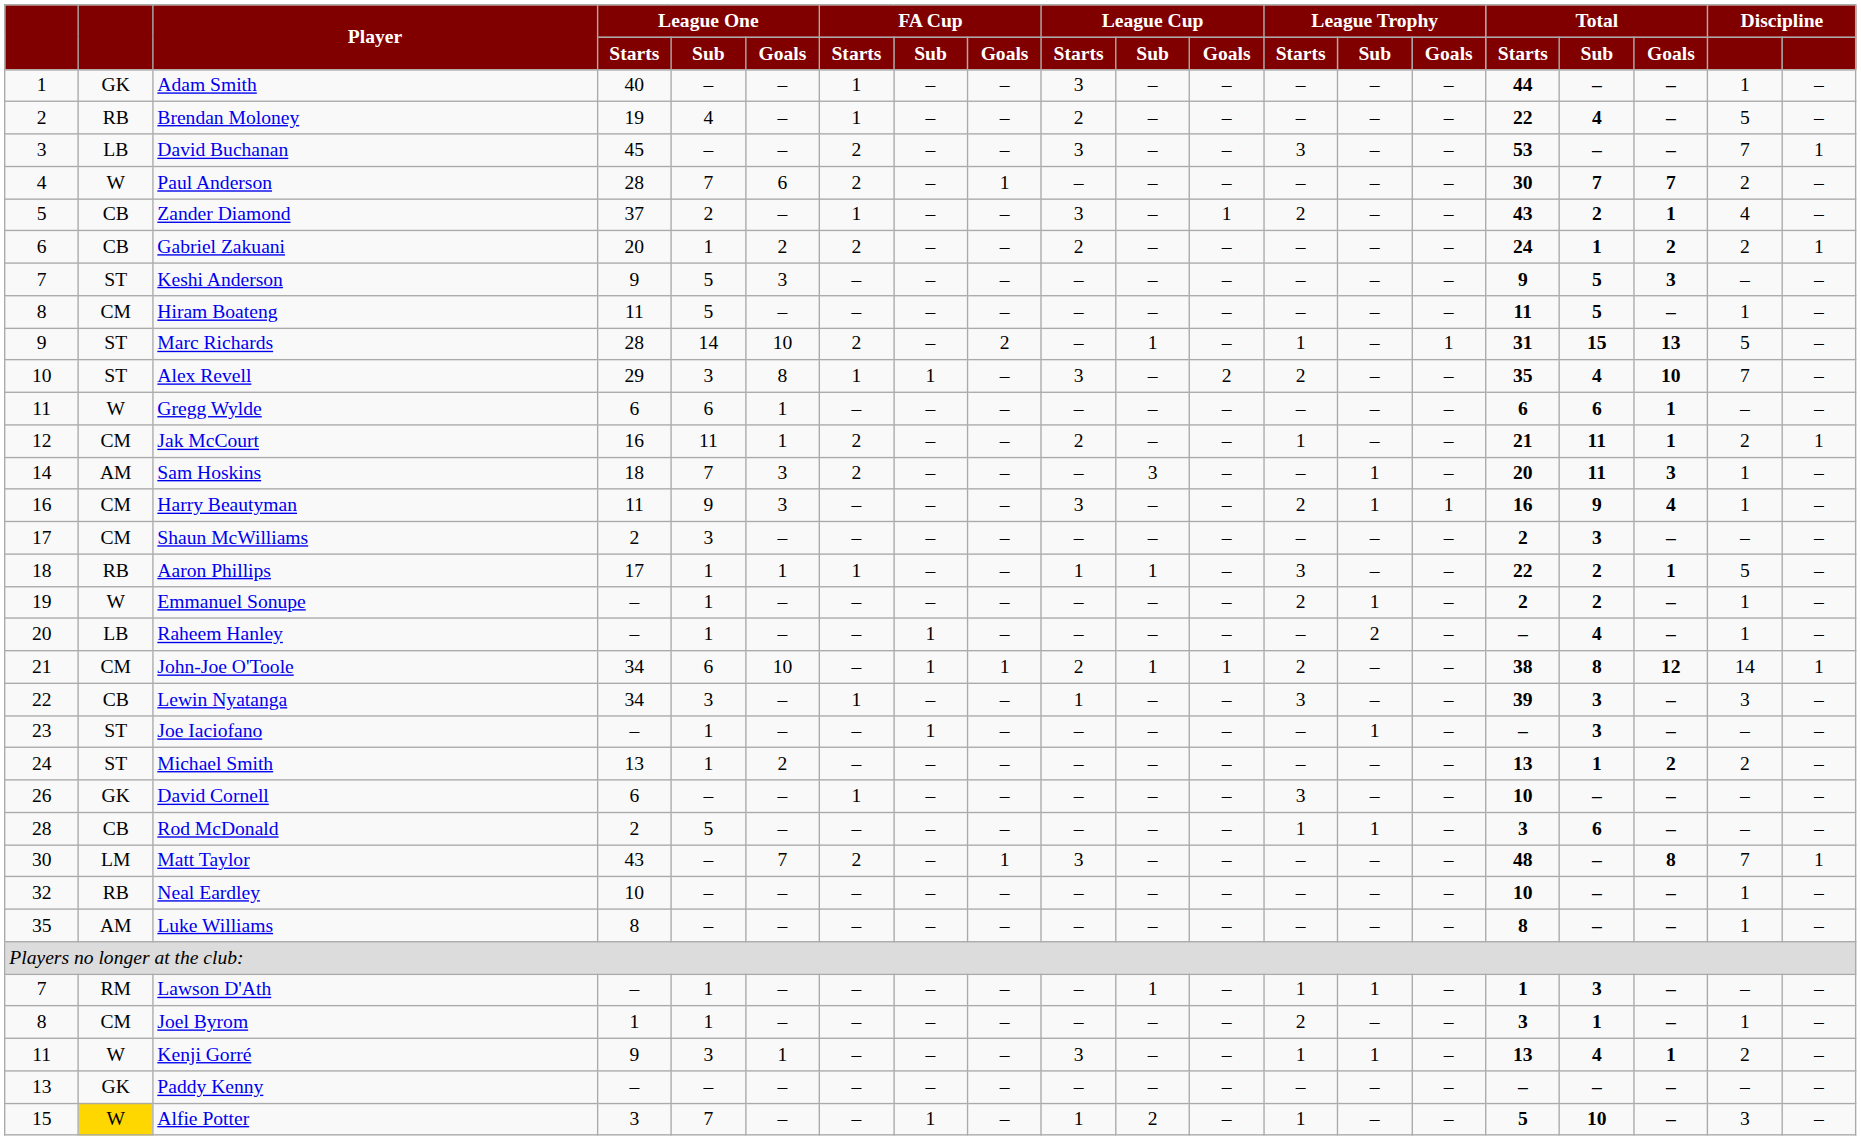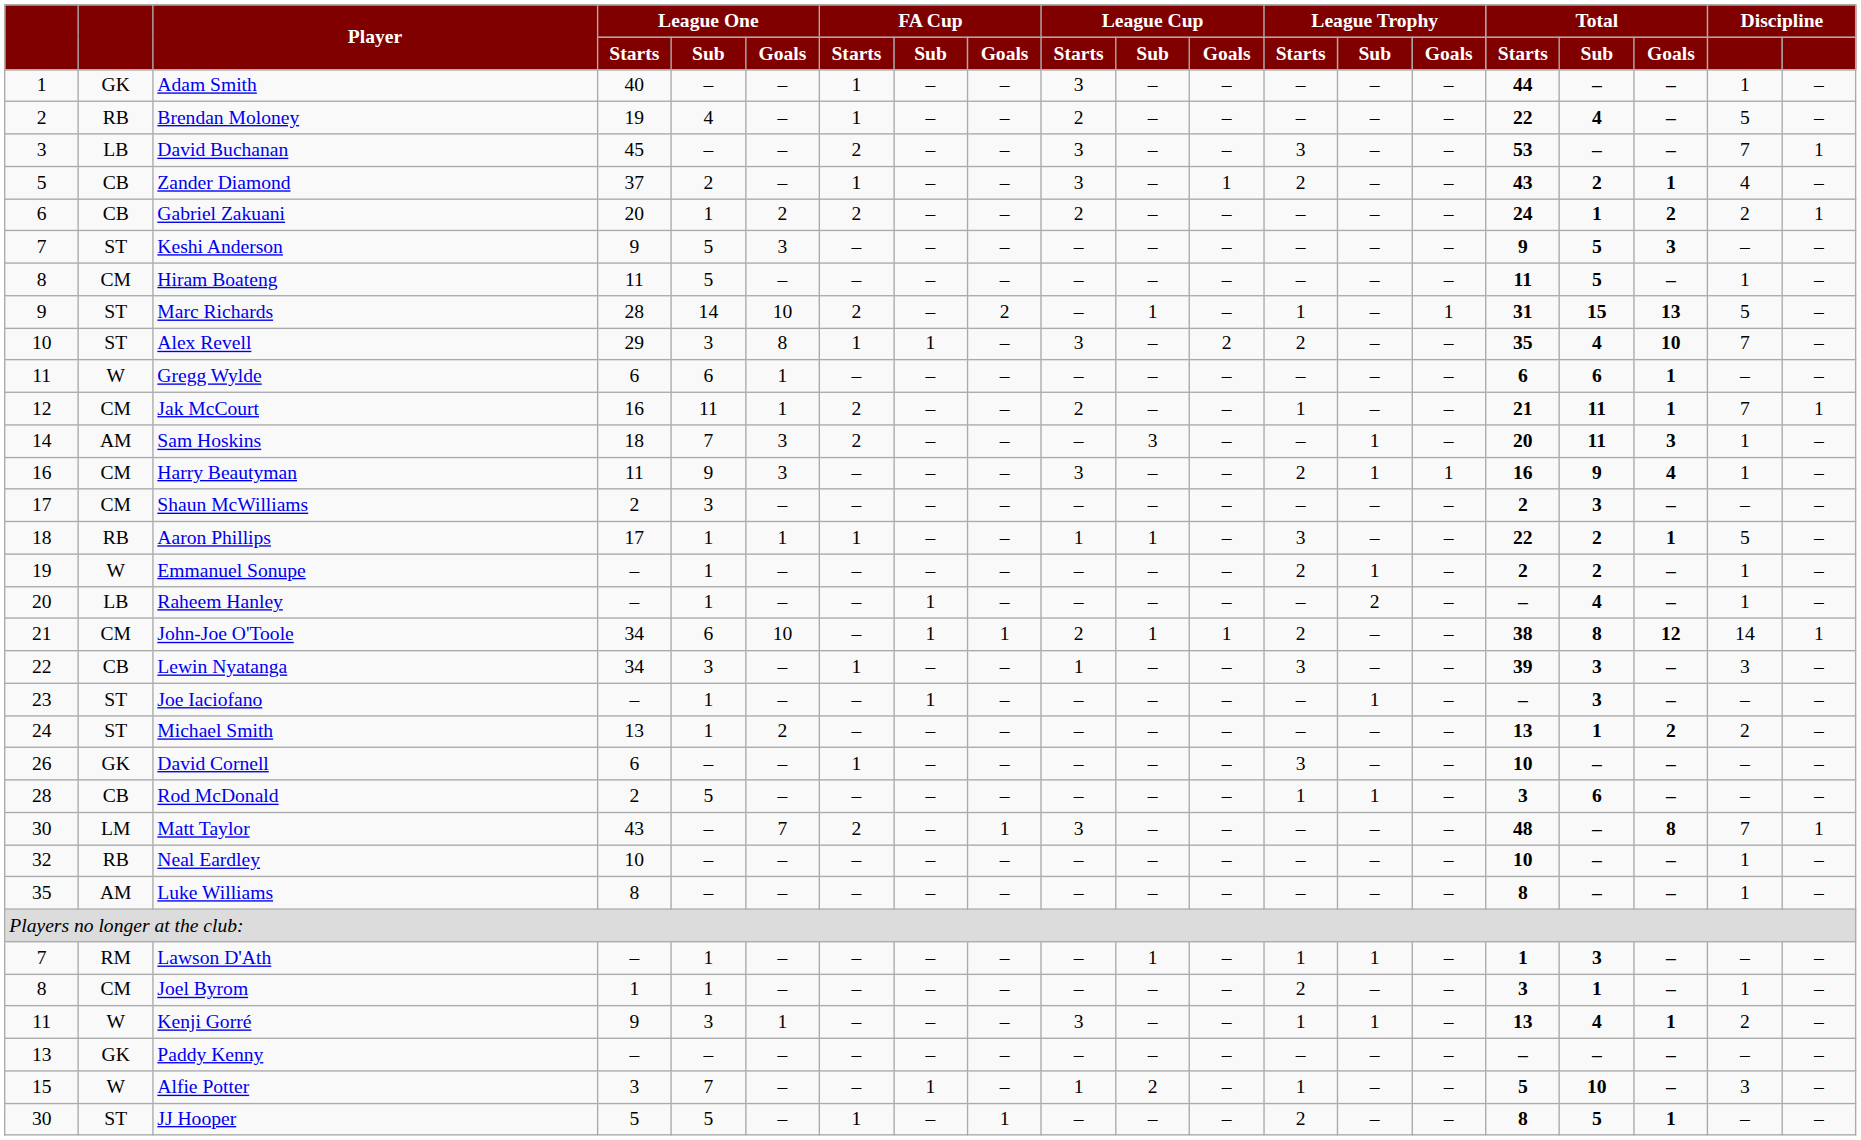- row: (215, 182)
(1745, 440) 2 -> (1745, 408) 7
(116, 1119) gold background -> (116, 1086) no background
+ row: (197, 1119)
